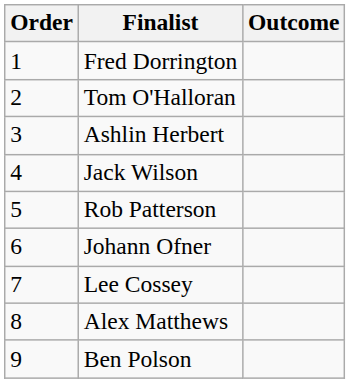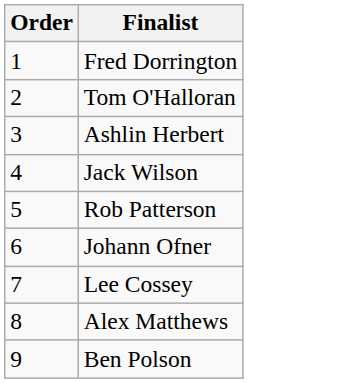- column: (294, 23)
